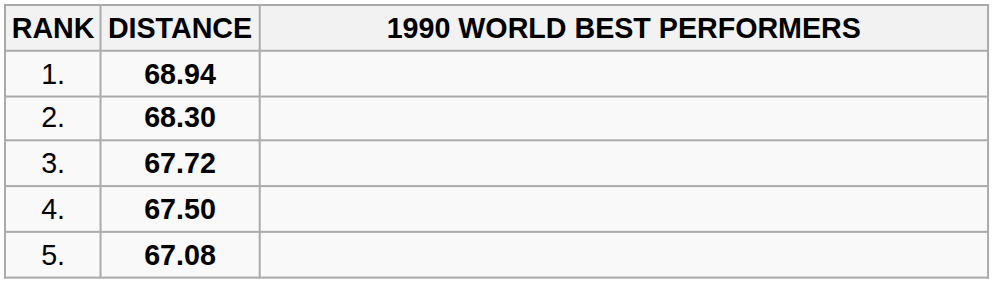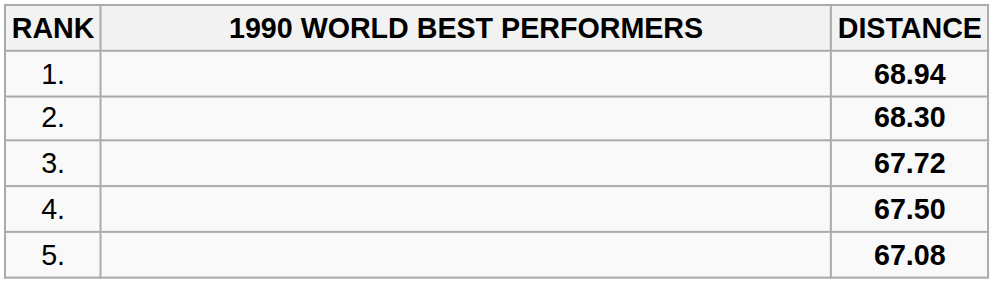columns swapped: (624, 28) <-> (180, 28)
